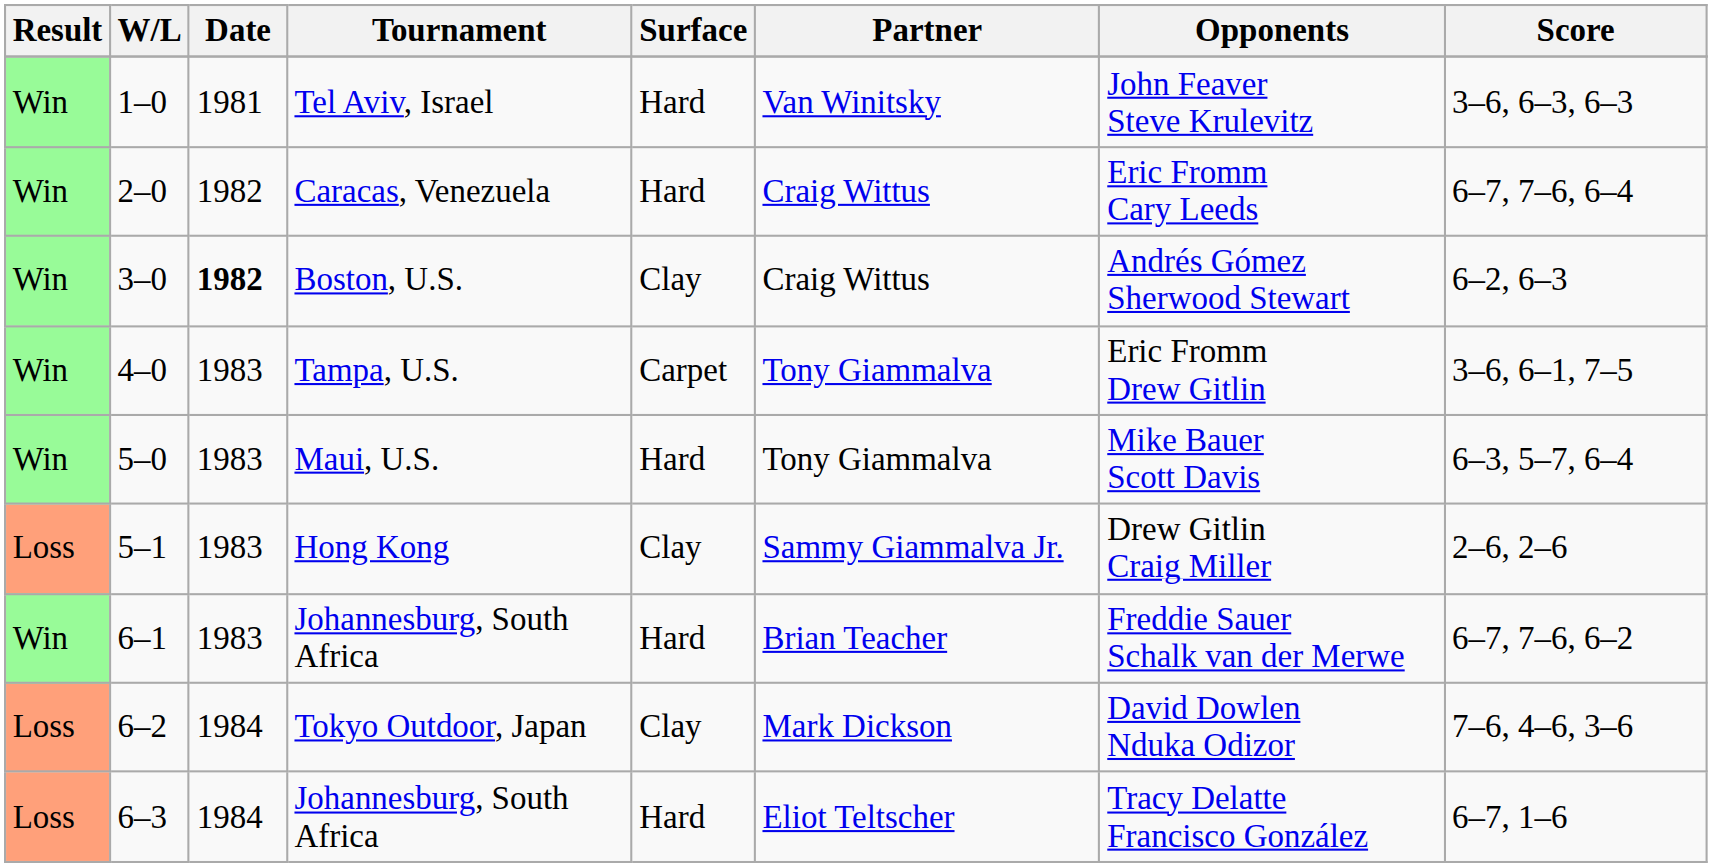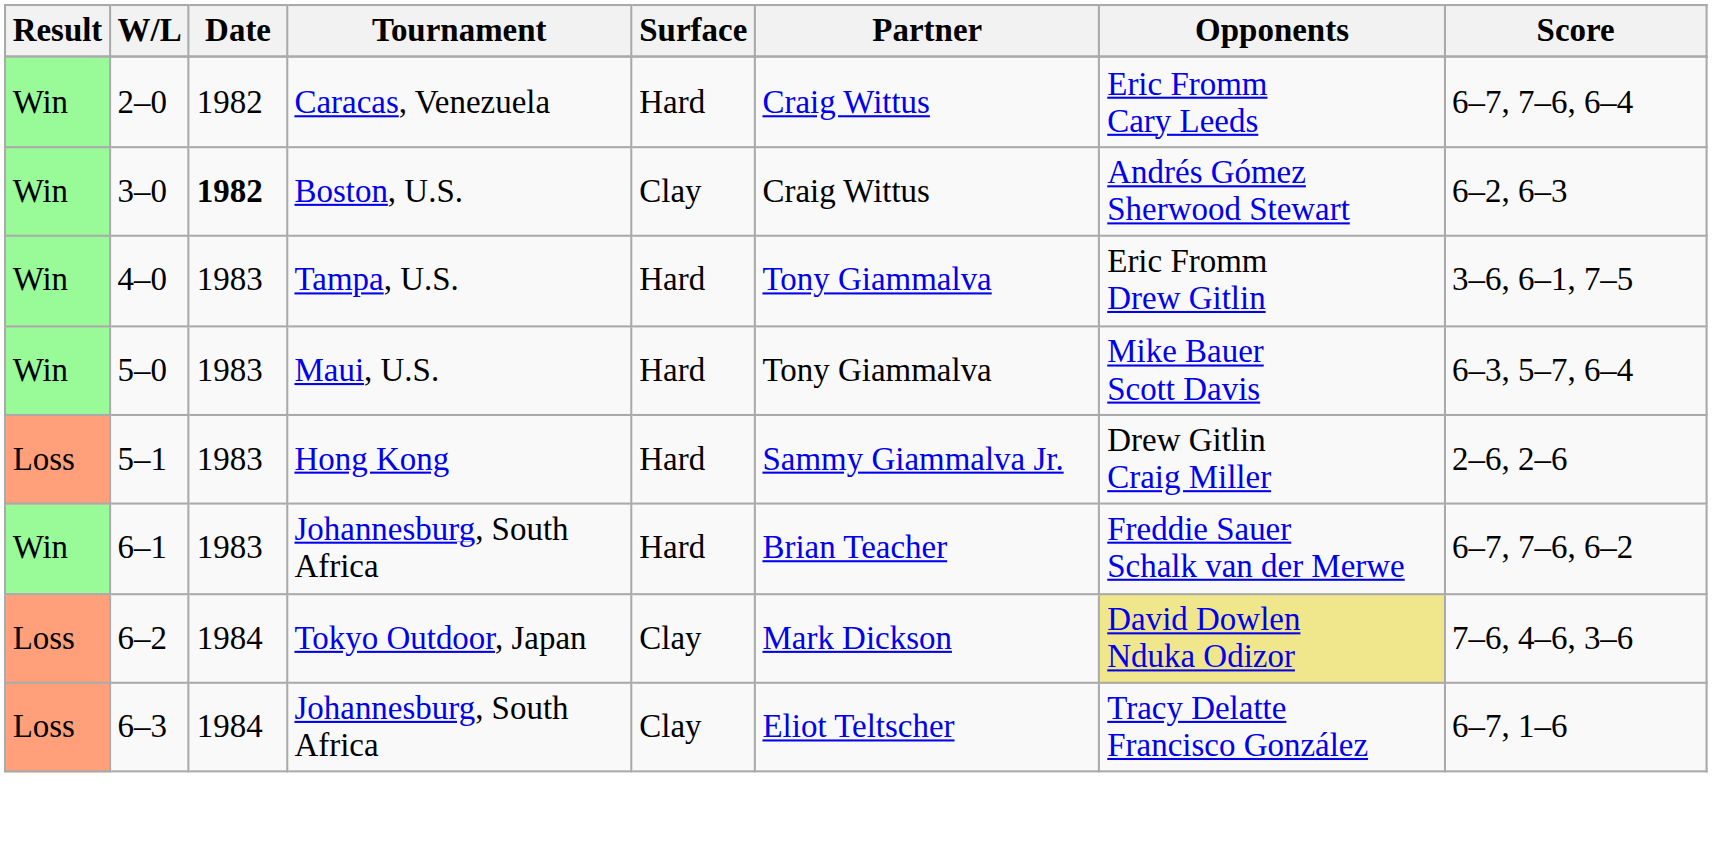- row: (142, 101)
(683, 369) Carpet -> (672, 280) Hard
(670, 548) Clay -> (672, 458) Hard
(1204, 726) no background -> (1204, 637) khaki background
(672, 816) Hard -> (670, 726) Clay
